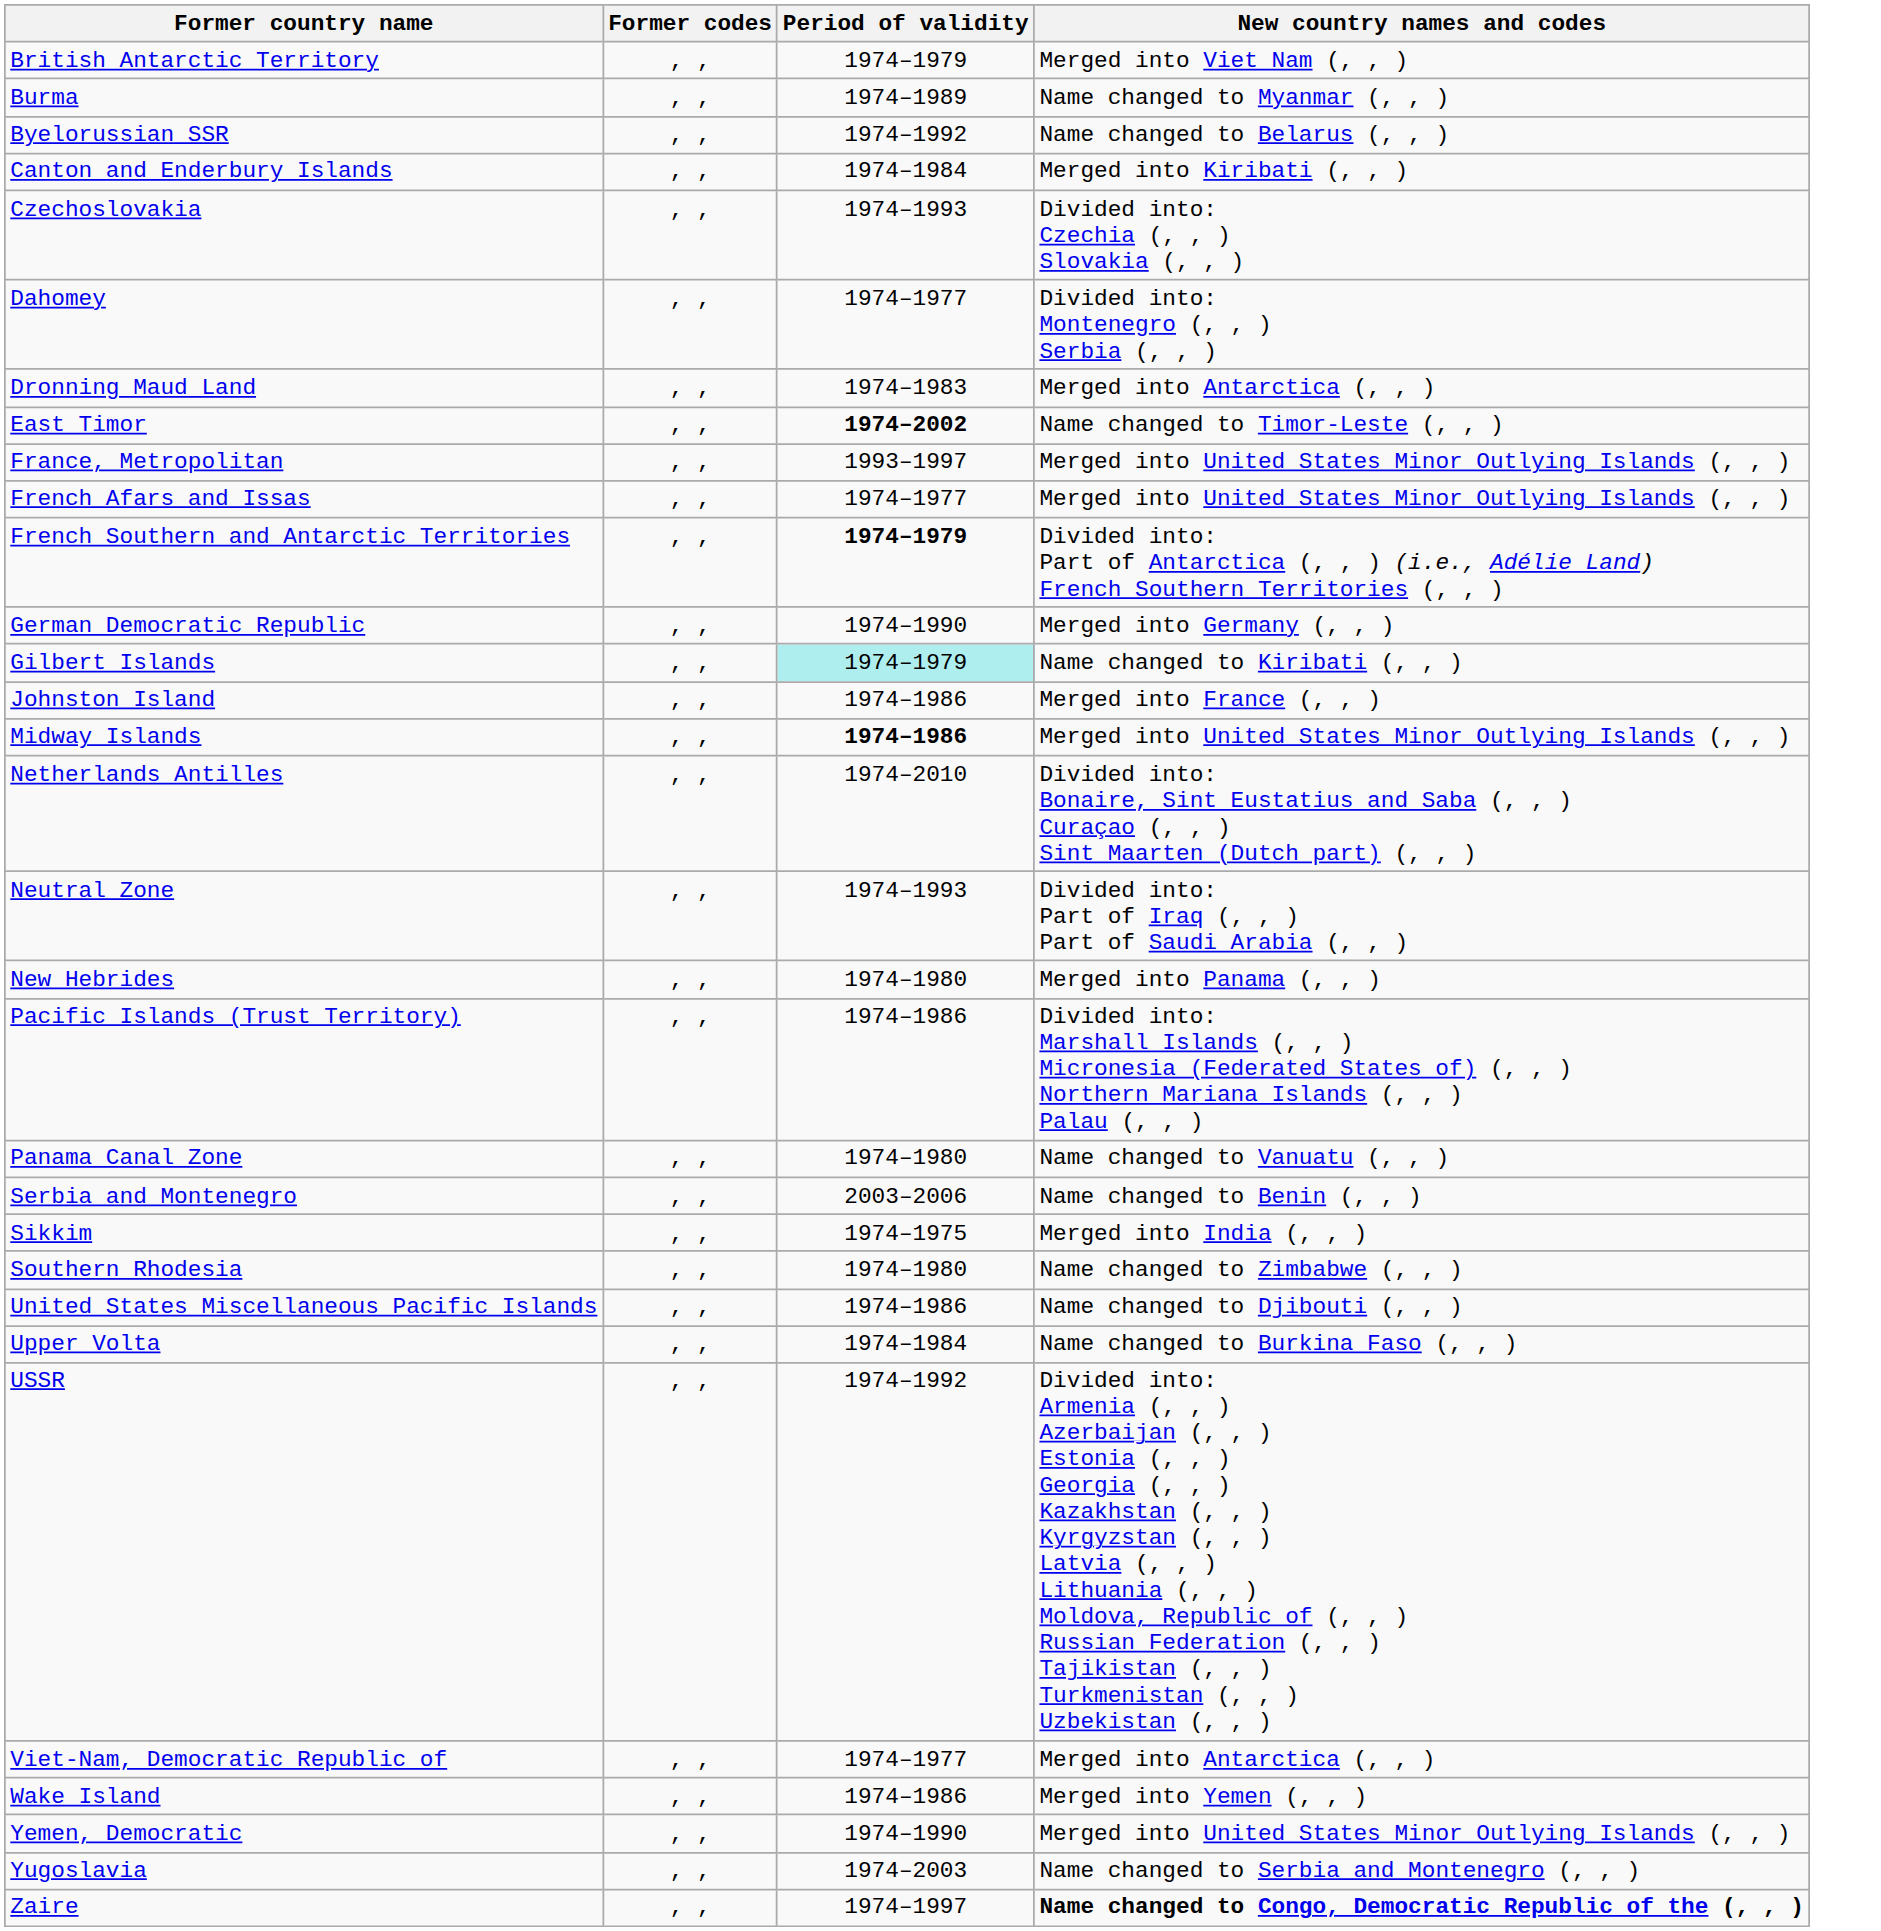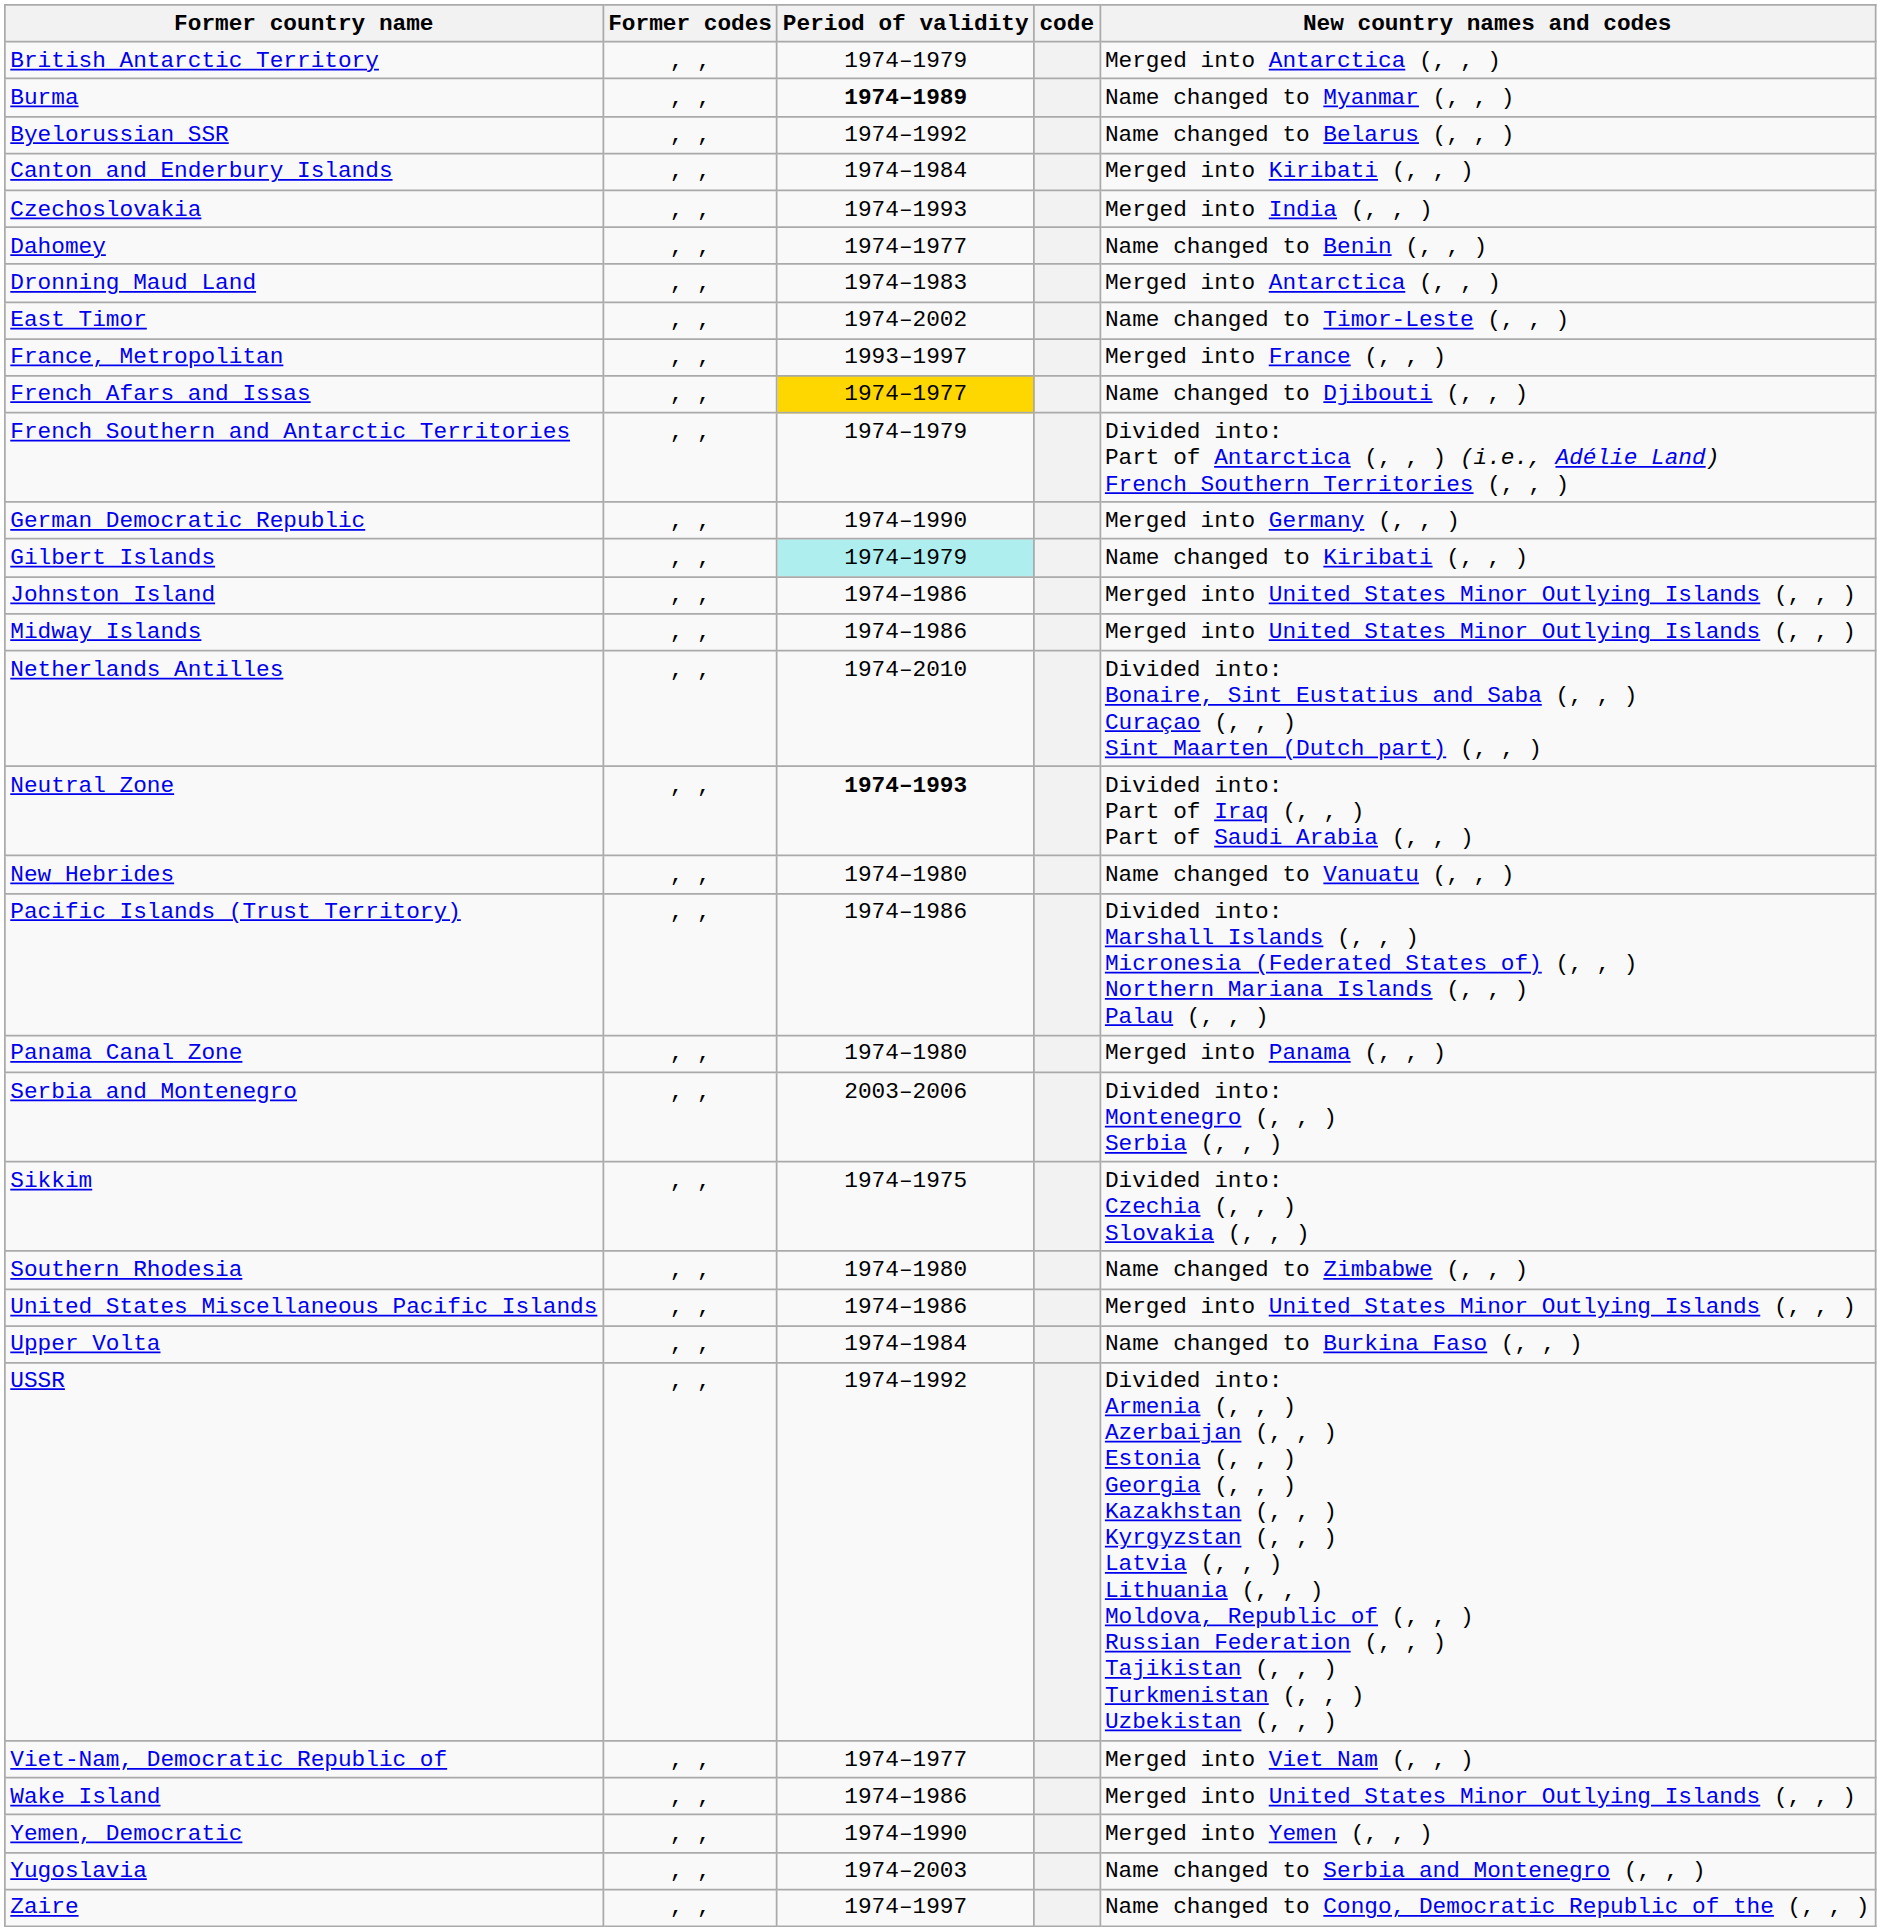+ column: (1067, 23)
(1224, 60) Merged into Viet Nam (, , ) -> (1303, 60) Merged into Antarctica (, , )
(906, 98) normal -> (906, 98) bold
(1142, 235) Divided into: Czechia (, , ) Slovakia (, , ) -> (1269, 209) Merged into India (, , )
(1156, 325) Divided into: Montenegro (, , ) Serbia (, , ) -> (1296, 246) Name changed to Benin (, , )
(906, 425) bold -> (906, 320) normal
(1415, 462) Merged into United States Minor Outlying Islands (, , ) -> (1276, 357) Merged into France (, , )
(906, 499) no background -> (906, 394) gold background
(1415, 499) Merged into United States Minor Outlying Islands (, , ) -> (1317, 394) Name changed to Djibouti (, , )
(906, 536) bold -> (906, 431) normal
(1210, 700) Merged into France (, , ) -> (1480, 595) Merged into United States Minor Outlying Islands (, , )
(906, 737) bold -> (906, 632) normal
(906, 890) normal -> (906, 785) bold
(1210, 980) Merged into Panama (, , ) -> (1310, 875) Name changed to Vanuatu (, , )
(1244, 1159) Name changed to Vanuatu (, , ) -> (1276, 1054) Merged into Panama (, , )
(1231, 1196) Name changed to Benin (, , ) -> (1221, 1117) Divided into: Montenegro (, , ) Serbia (, , )
(1203, 1233) Merged into India (, , ) -> (1207, 1207) Divided into: Czechia (, , ) Slovakia (, , )
(1251, 1307) Name changed to Djibouti (, , ) -> (1480, 1307) Merged into United States Minor Outlying Islands (, , )
(1237, 1760) Merged into Antarctica (, , ) -> (1289, 1760) Merged into Viet Nam (, , )
(1203, 1797) Merged into Yemen (, , ) -> (1480, 1797) Merged into United States Minor Outlying Islands (, , )
(1415, 1834) Merged into United States Minor Outlying Islands (, , ) -> (1269, 1834) Merged into Yemen (, , )
(1422, 1908) bold -> (1487, 1908) normal
